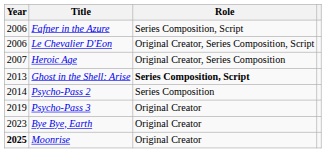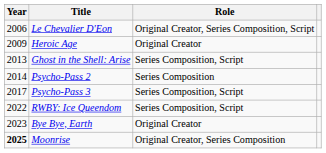- row: (70, 28)
(17, 60) 2007 -> (17, 44) 2009
(210, 60) Original Creator, Series Composition -> (168, 44) Original Creator
(192, 76) bold -> (189, 60) normal
(17, 108) 2019 -> (17, 92) 2017
(168, 108) Original Creator -> (189, 92) Series Composition, Script
+ row: (76, 108)
(168, 140) Original Creator -> (210, 140) Original Creator, Series Composition
